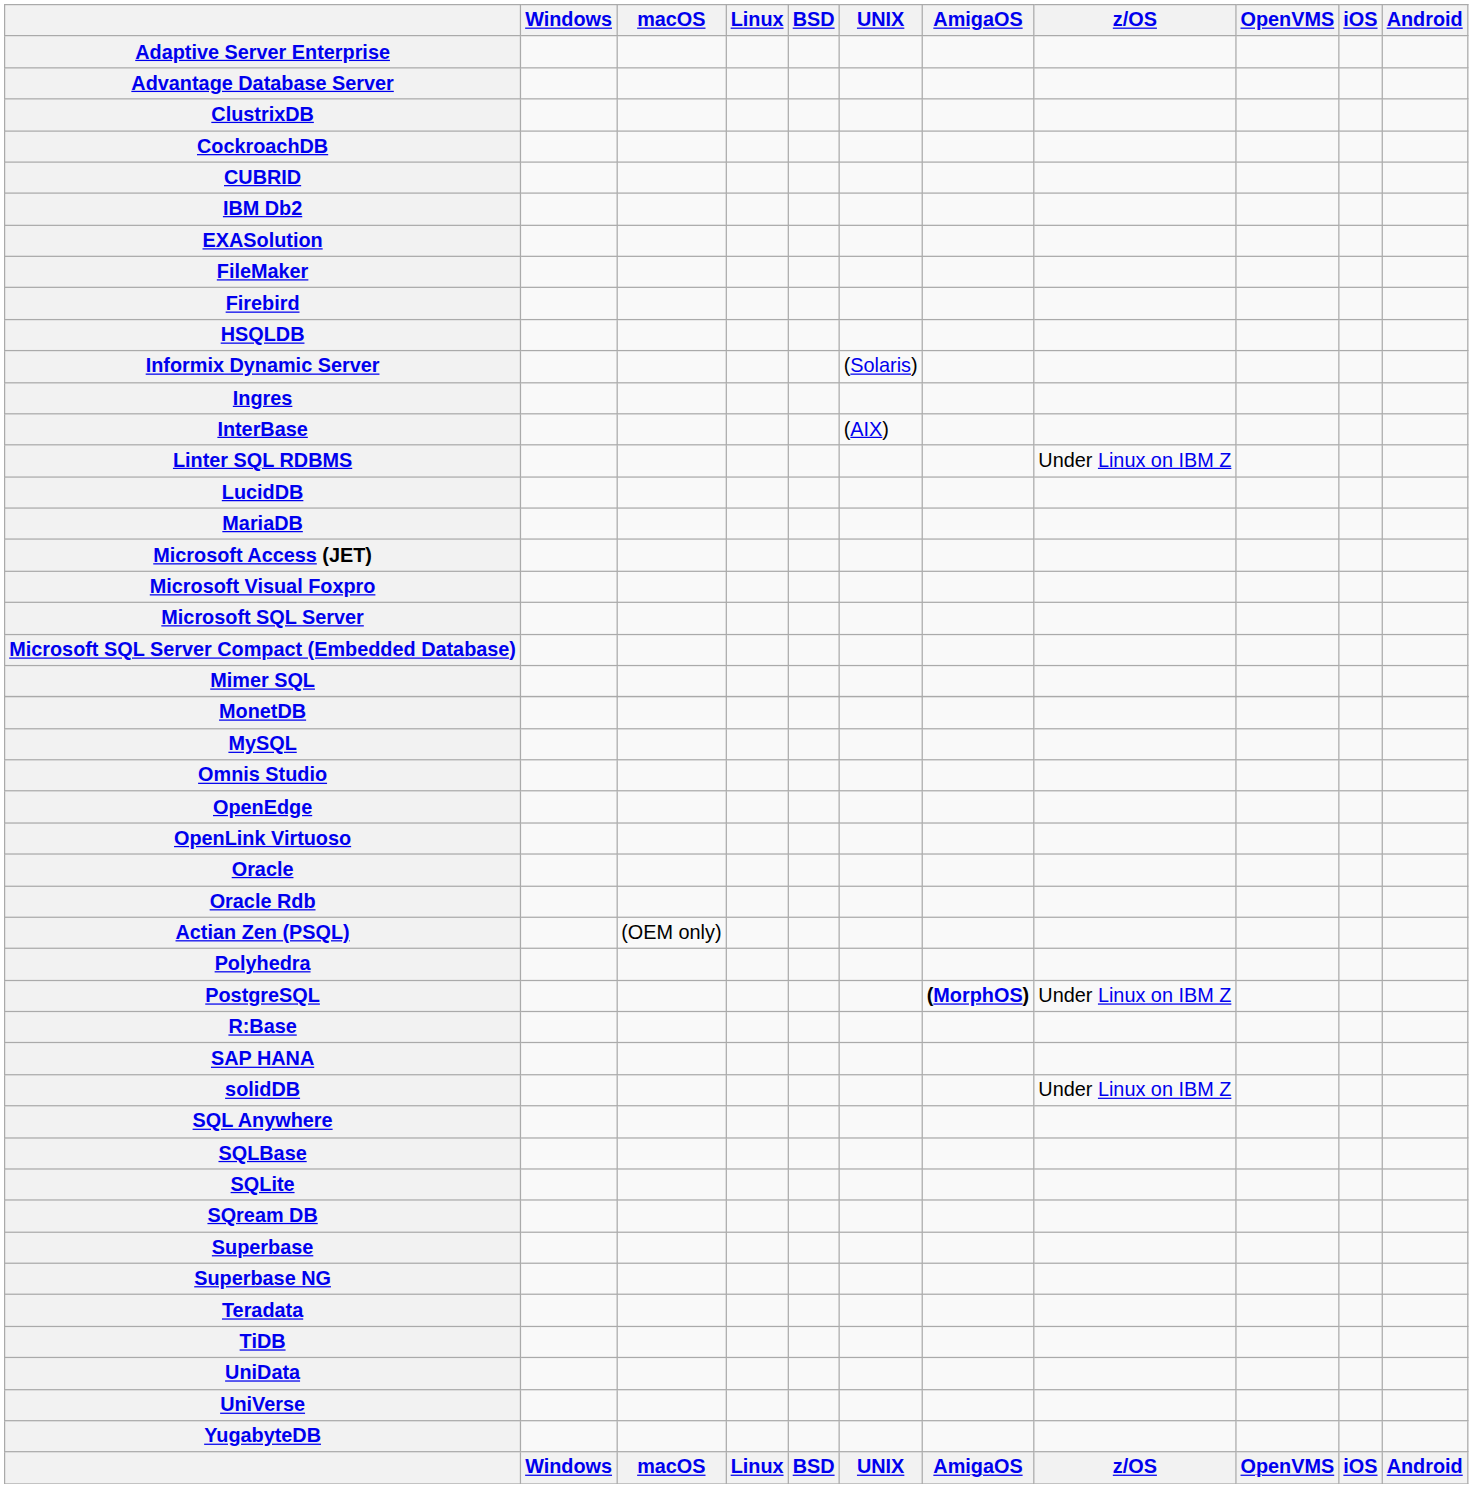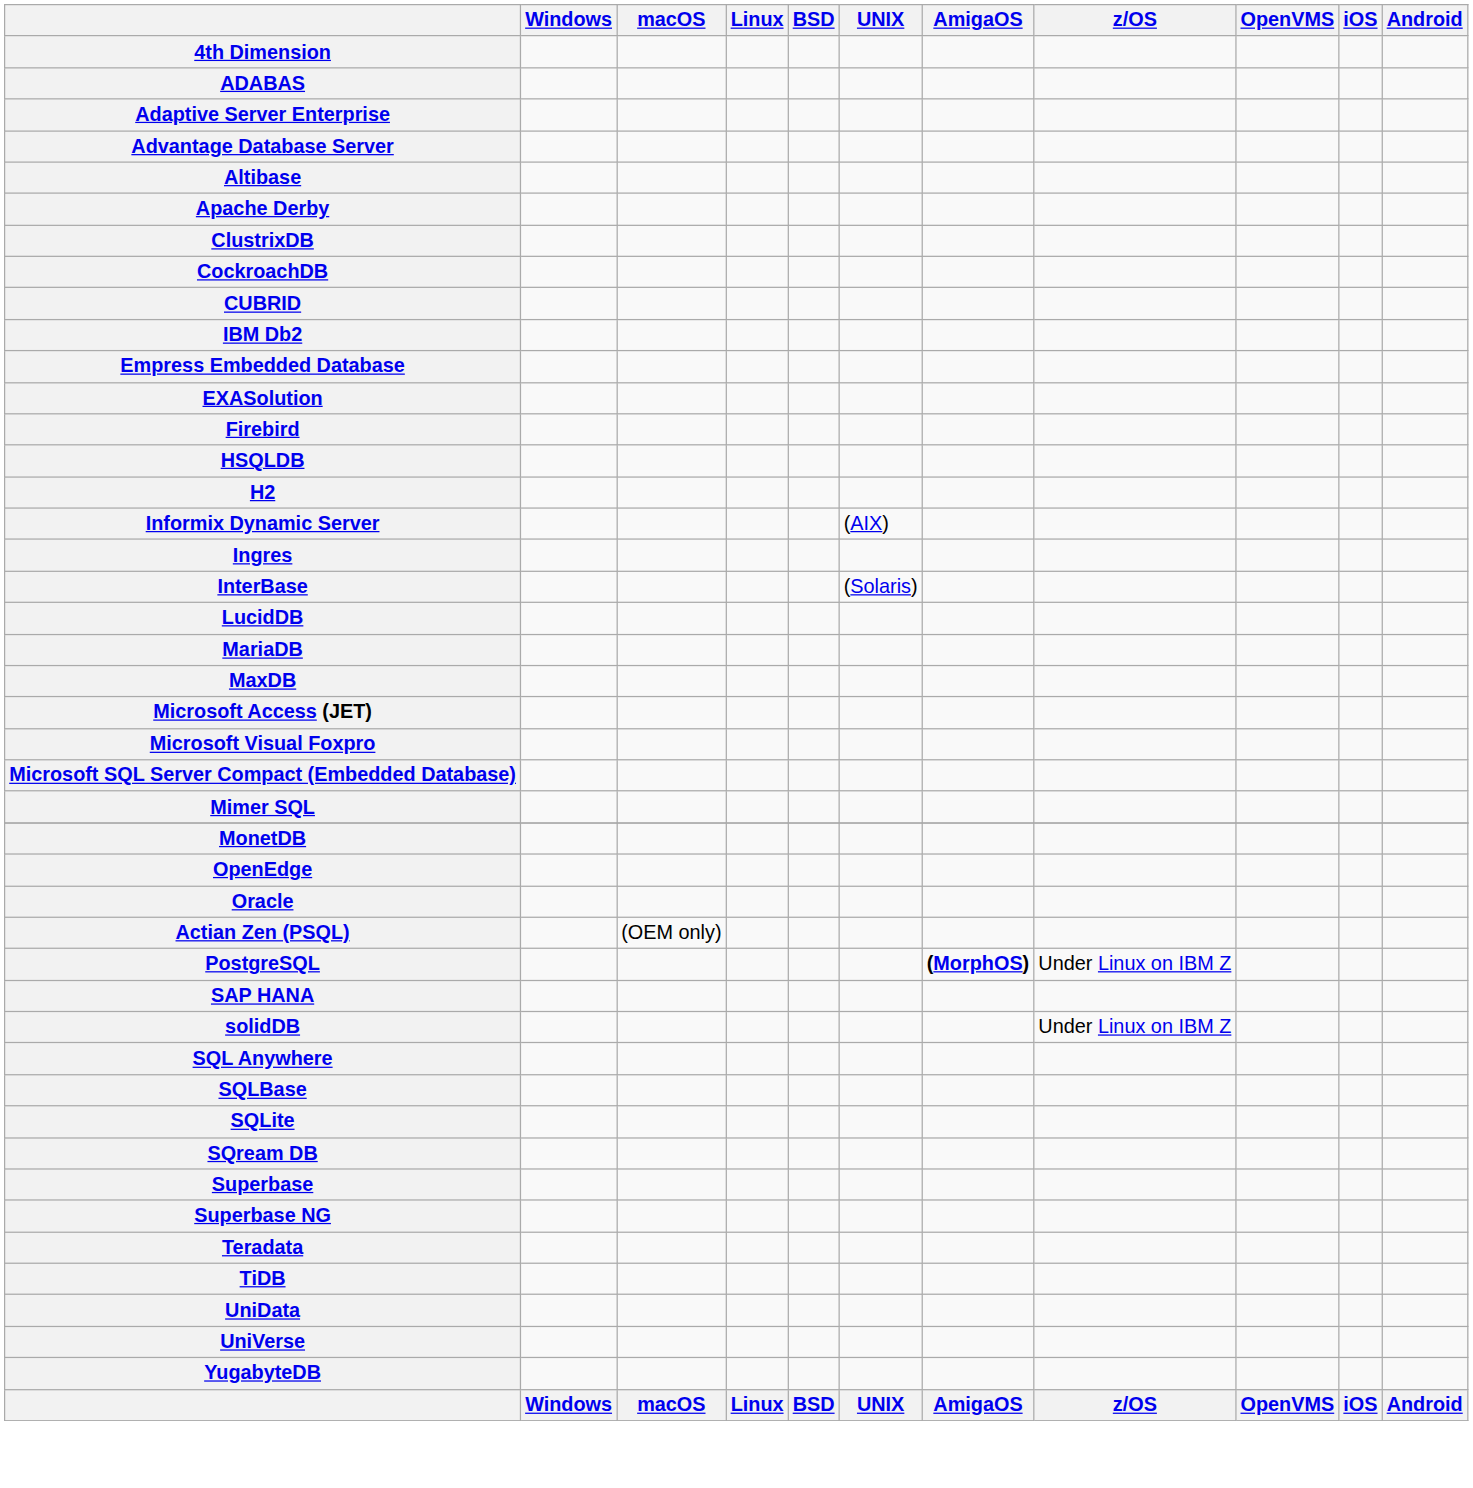+ row: (263, 51)
+ row: (263, 83)
+ row: (263, 177)
+ row: (263, 209)
+ row: (263, 366)
- row: (263, 271)
+ row: (263, 492)
(881, 366) (Solaris) -> (866, 523) (AIX)
(866, 429) (AIX) -> (881, 586) (Solaris)
- row: (263, 460)
+ row: (263, 680)
- row: (263, 618)
- row: (263, 743)
- row: (263, 775)
- row: (263, 838)
- row: (263, 901)
- row: (263, 964)
- row: (263, 1027)
